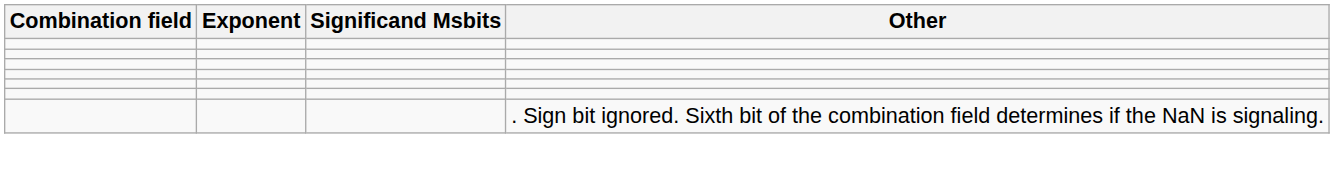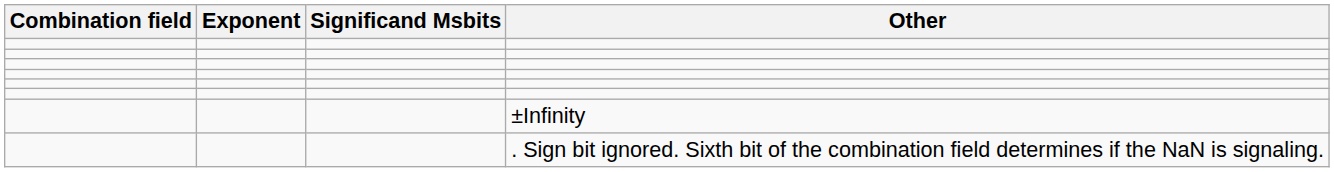+ row: (101, 116)
